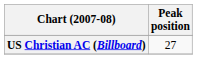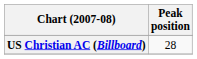(170, 44) 27 -> (170, 44) 28
